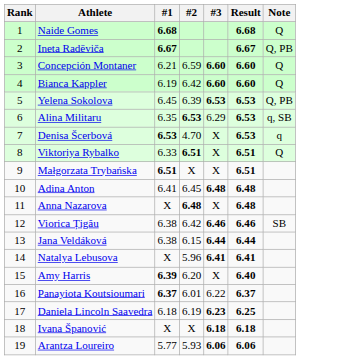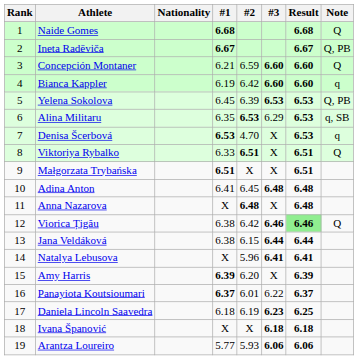+ column: (184, 13)
(279, 83) Q -> (337, 83) q
(246, 223) no background -> (304, 223) lightgreen background
(279, 223) SB -> (337, 223) Q
(246, 275) 6.40 -> (304, 275) 6.39
